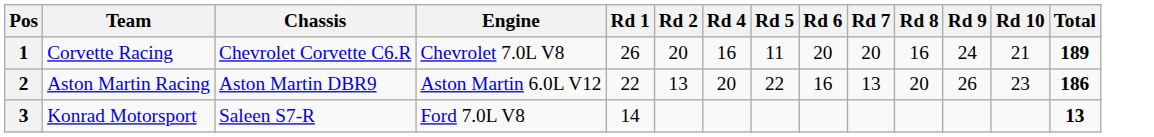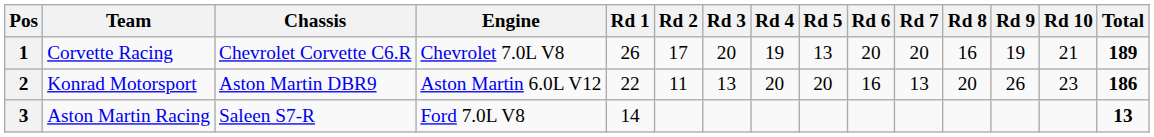+ column: (726, 20)
(678, 52) 20 -> (678, 52) 17
(726, 52) 16 -> (775, 52) 19
(775, 52) 11 -> (823, 52) 13
(967, 52) 24 -> (1015, 52) 19
(129, 84) Aston Martin Racing -> (122, 84) Konrad Motorsport
(678, 84) 13 -> (678, 84) 11
(775, 84) 22 -> (823, 84) 20
(122, 116) Konrad Motorsport -> (129, 116) Aston Martin Racing
